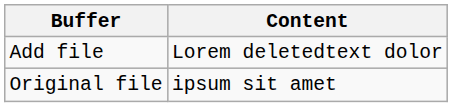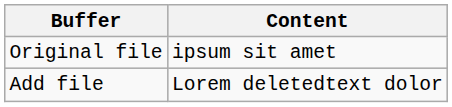rows swapped: (86, 85) <-> (57, 53)
